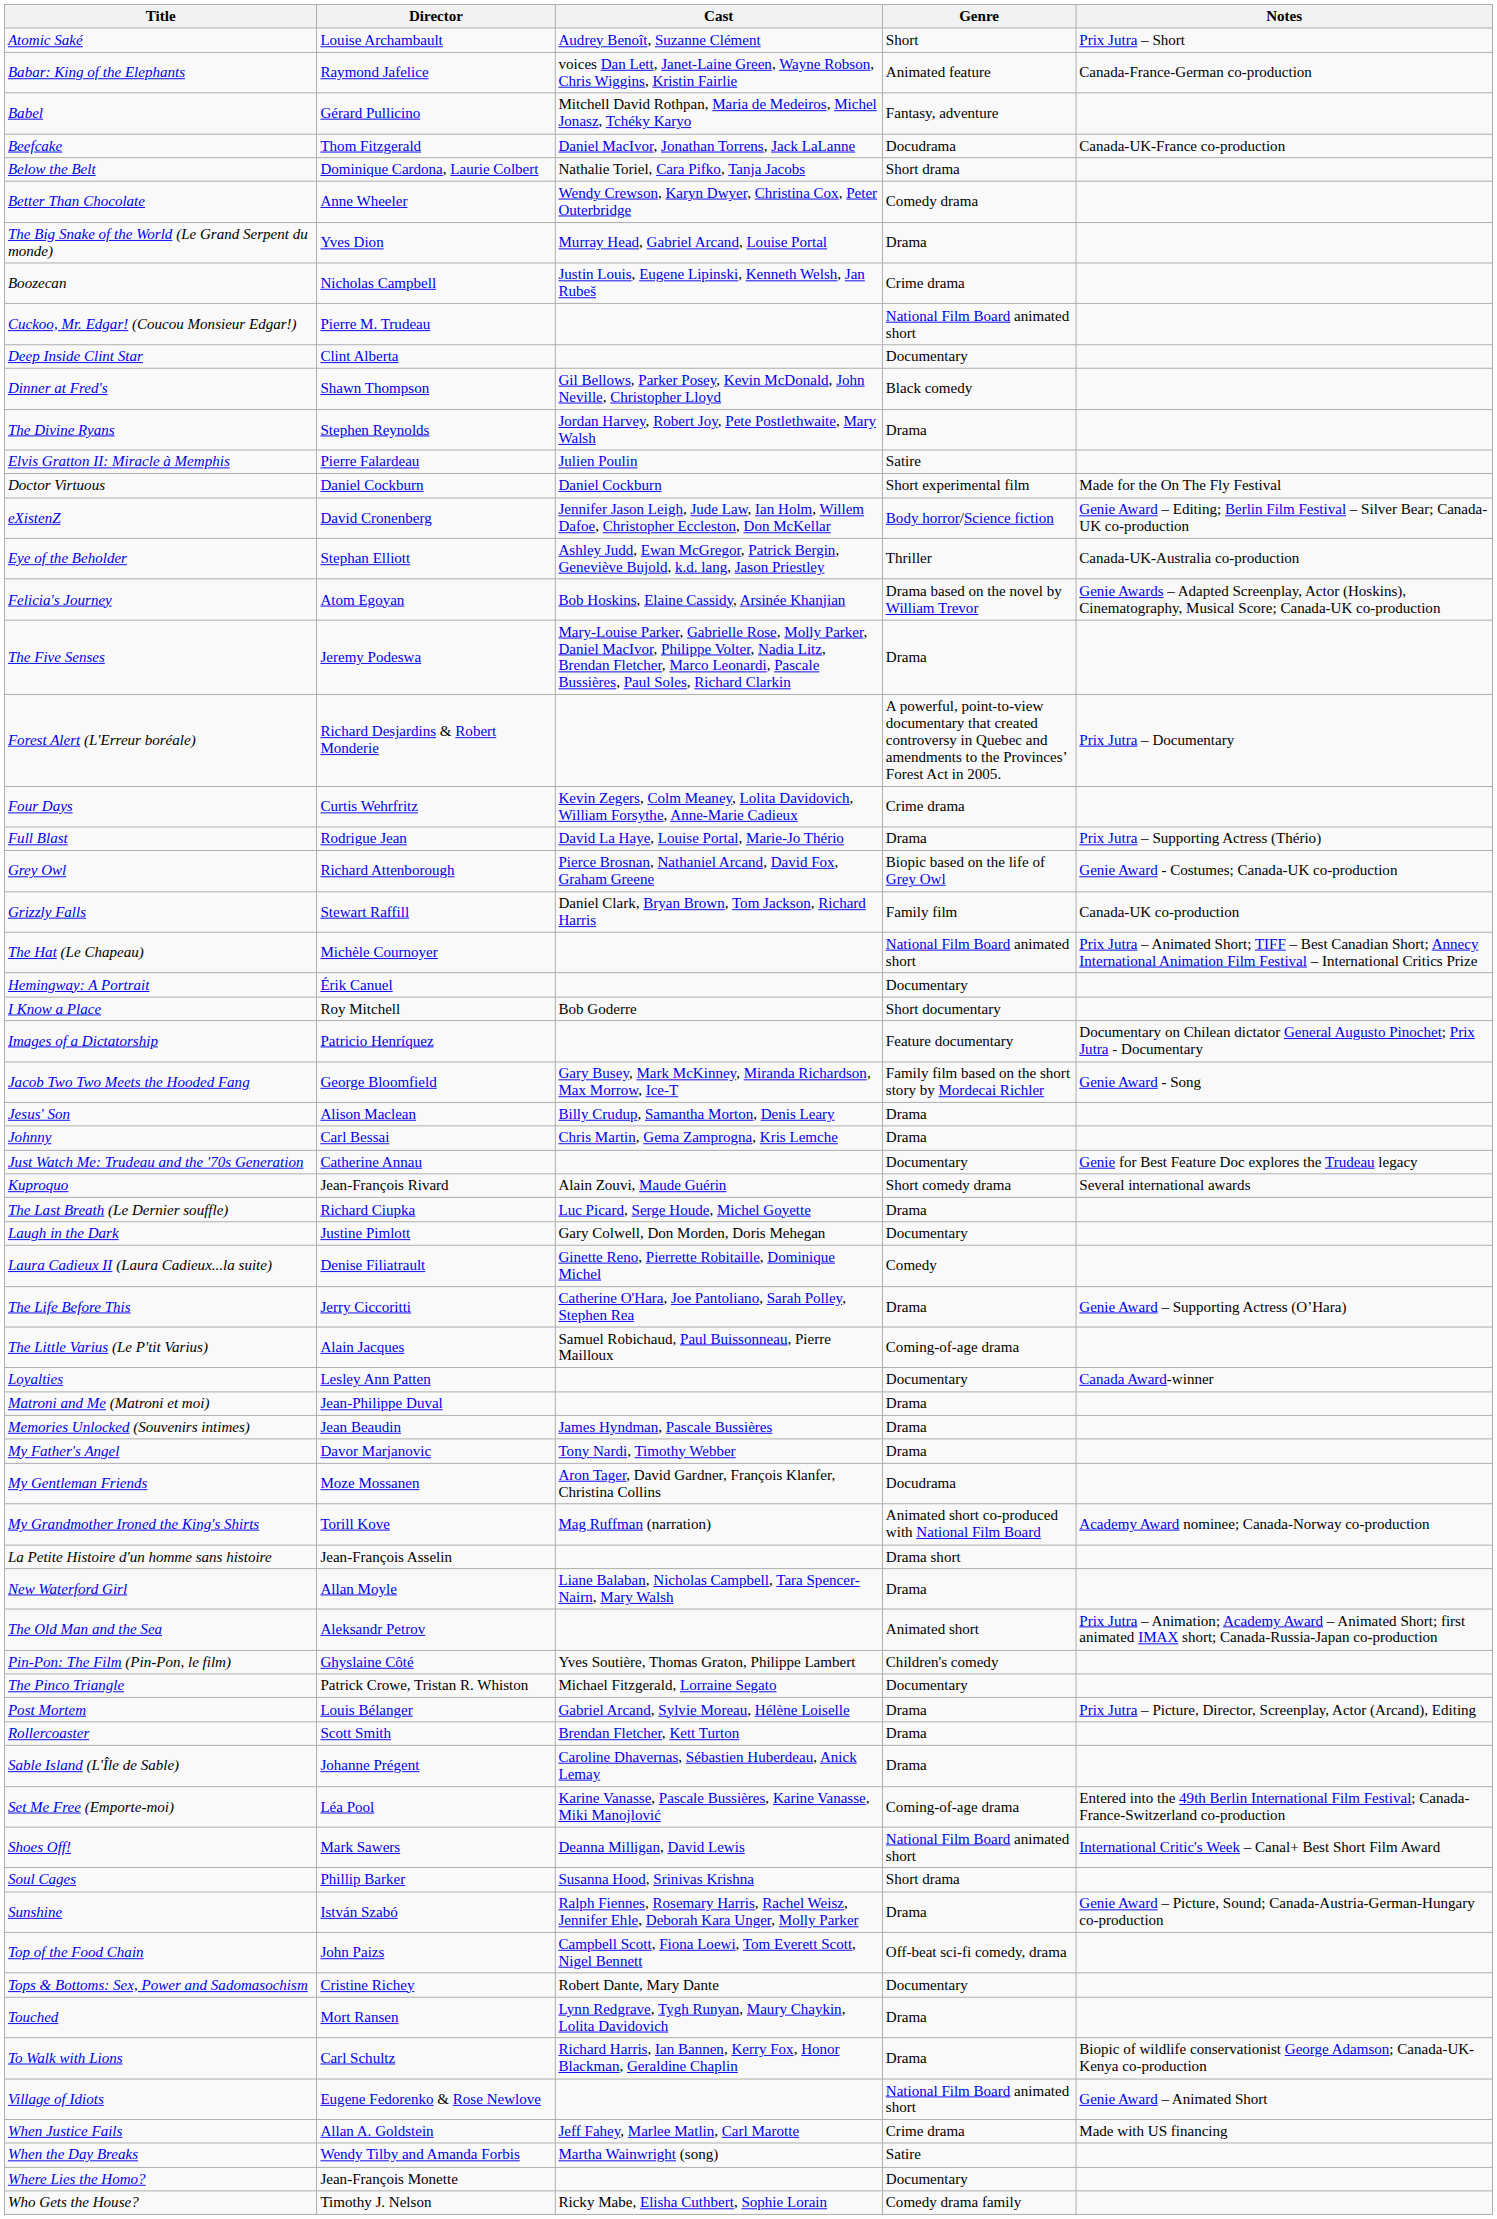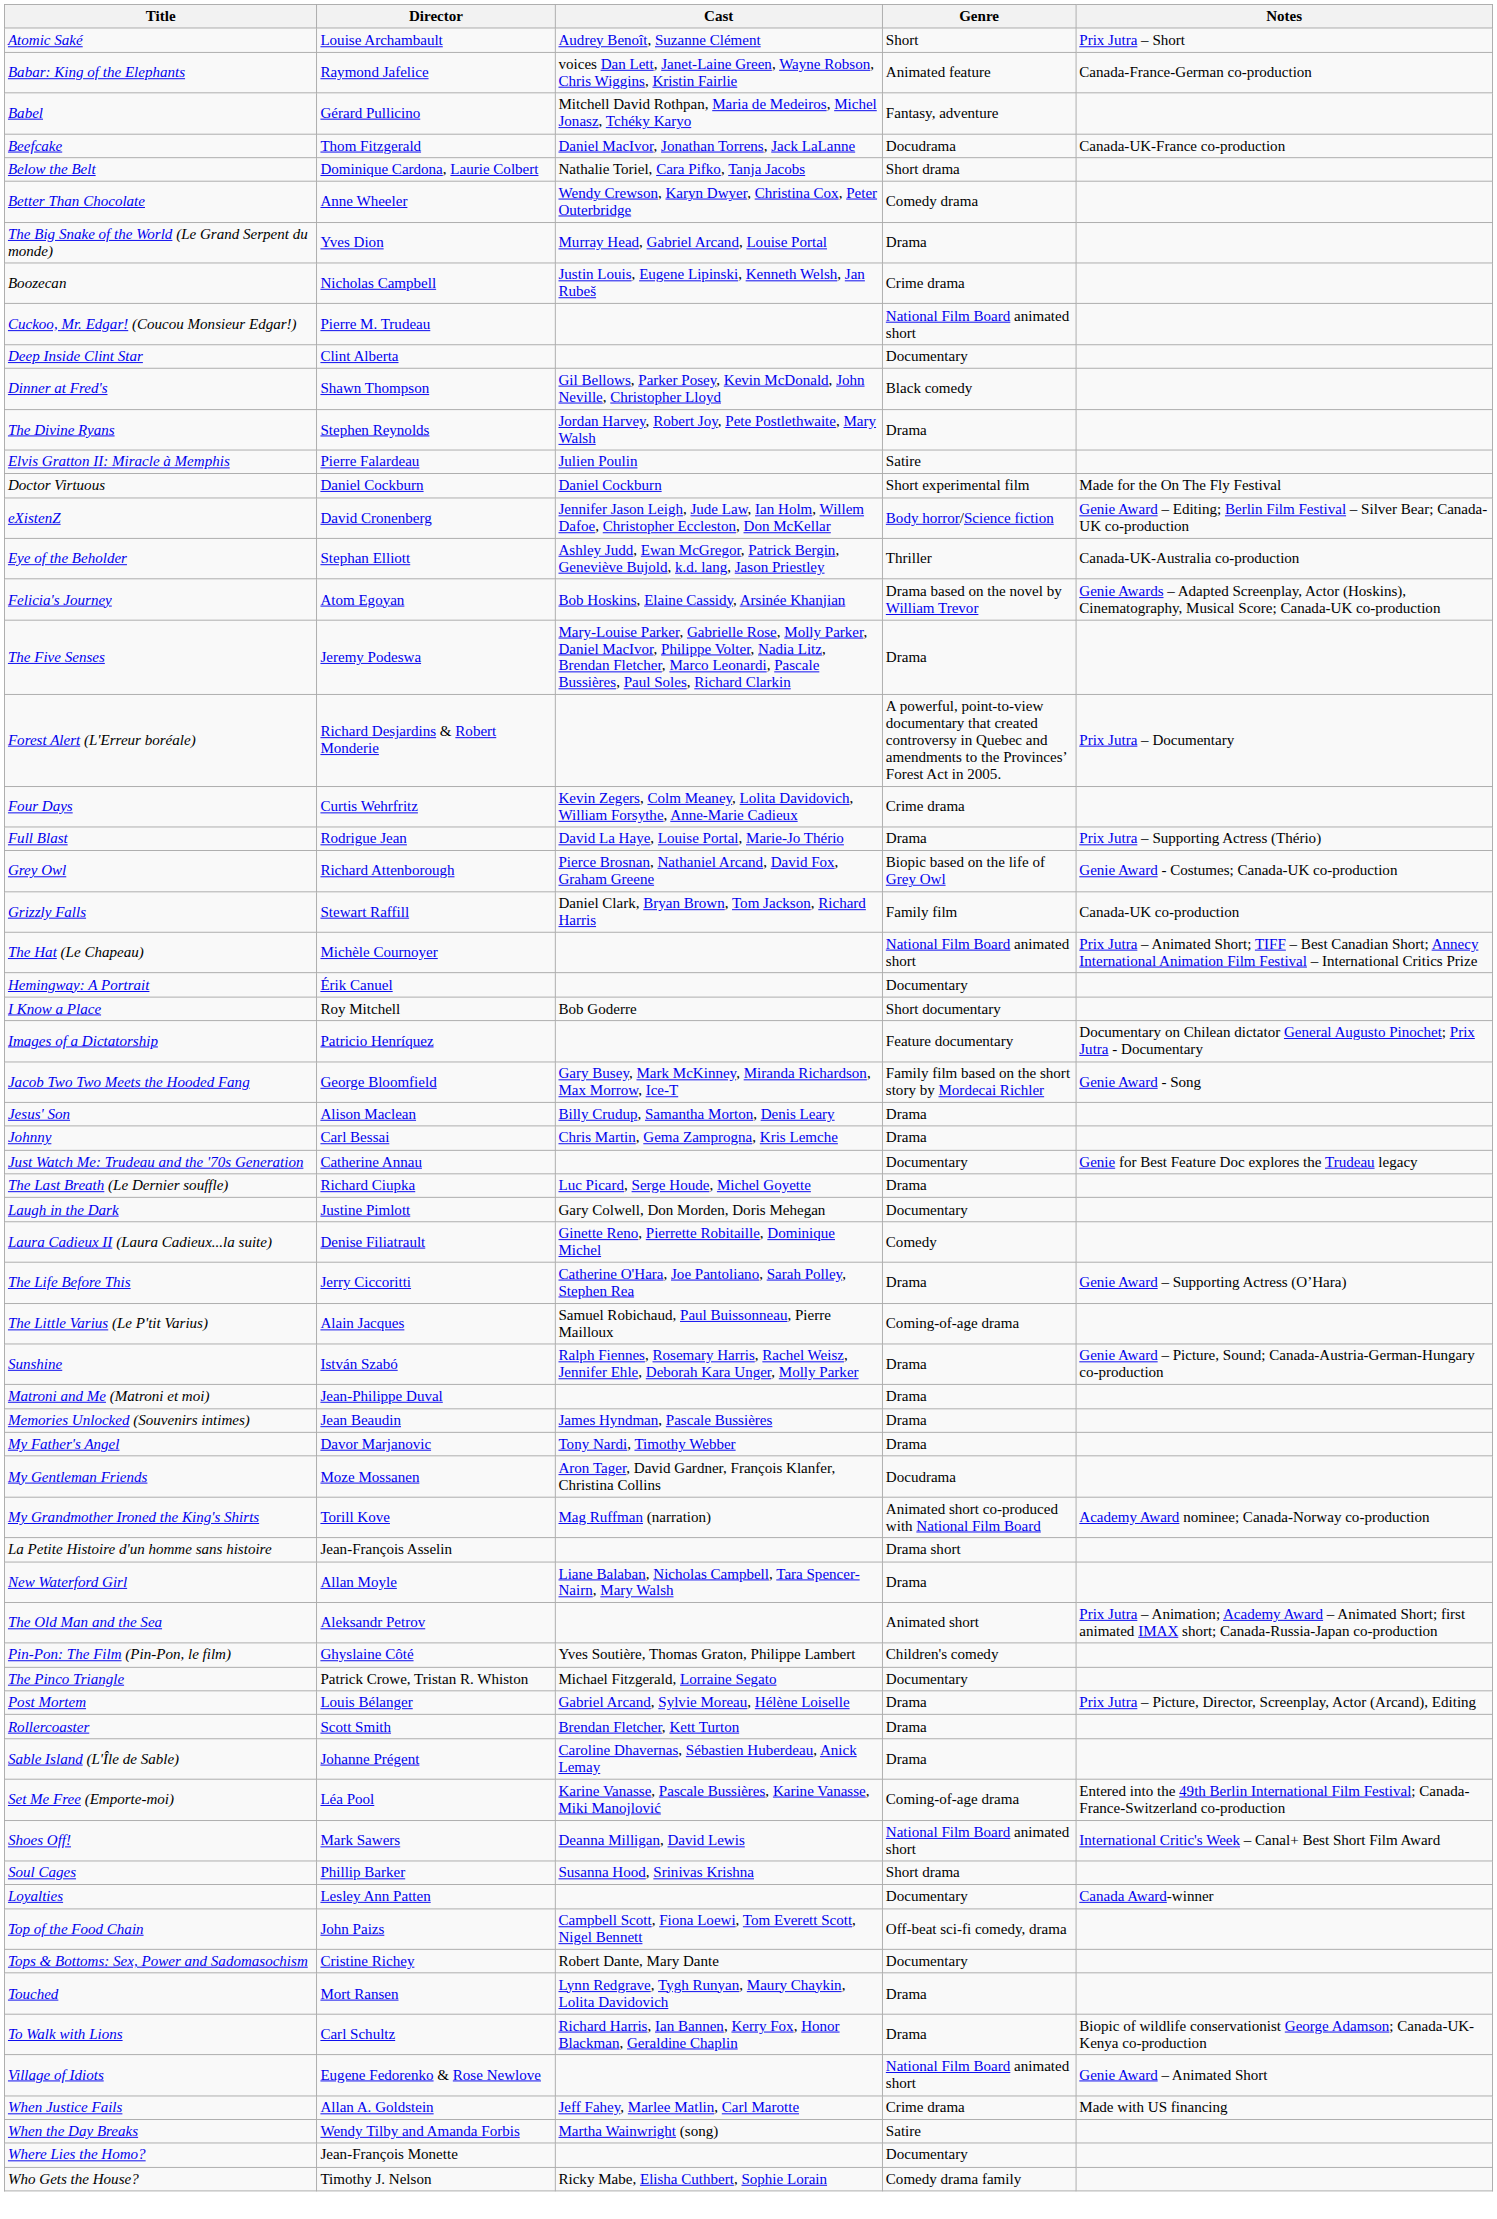- row: (38, 1185)
rows swapped: (36, 1379) <-> (35, 1912)
